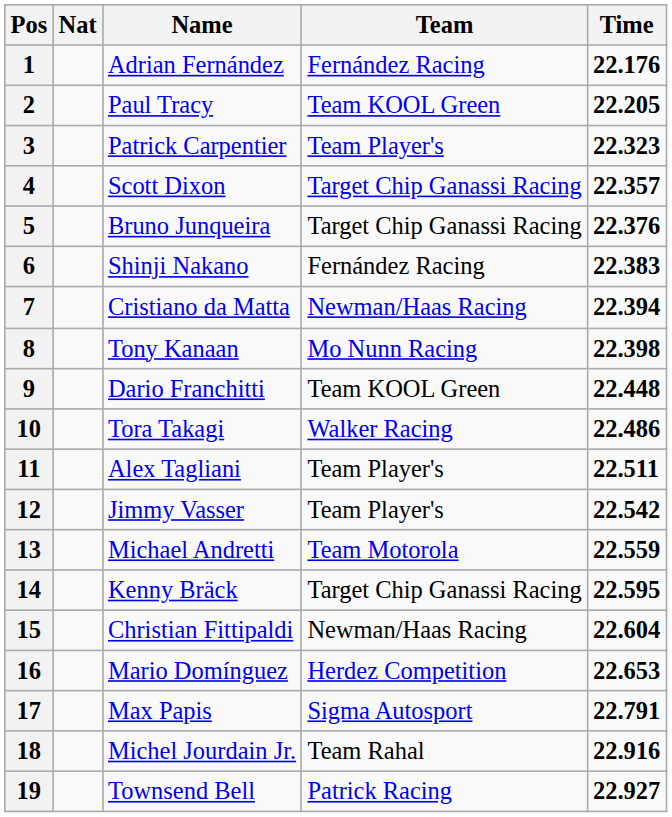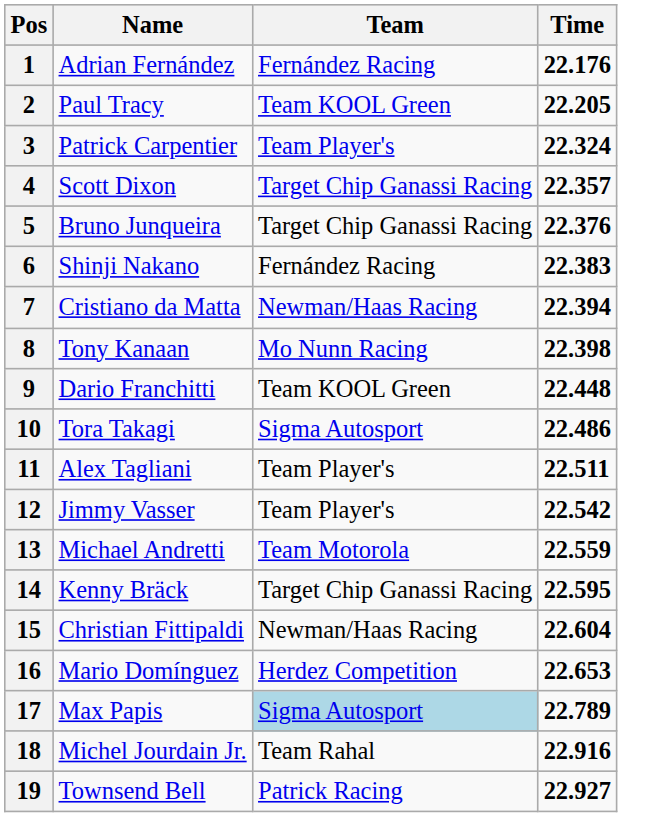- column: (78, 24)
(627, 145) 22.323 -> (577, 145) 22.324
(380, 428) Walker Racing -> (341, 428) Sigma Autosport
(390, 710) no background -> (341, 710) lightblue background
(627, 710) 22.791 -> (577, 710) 22.789
